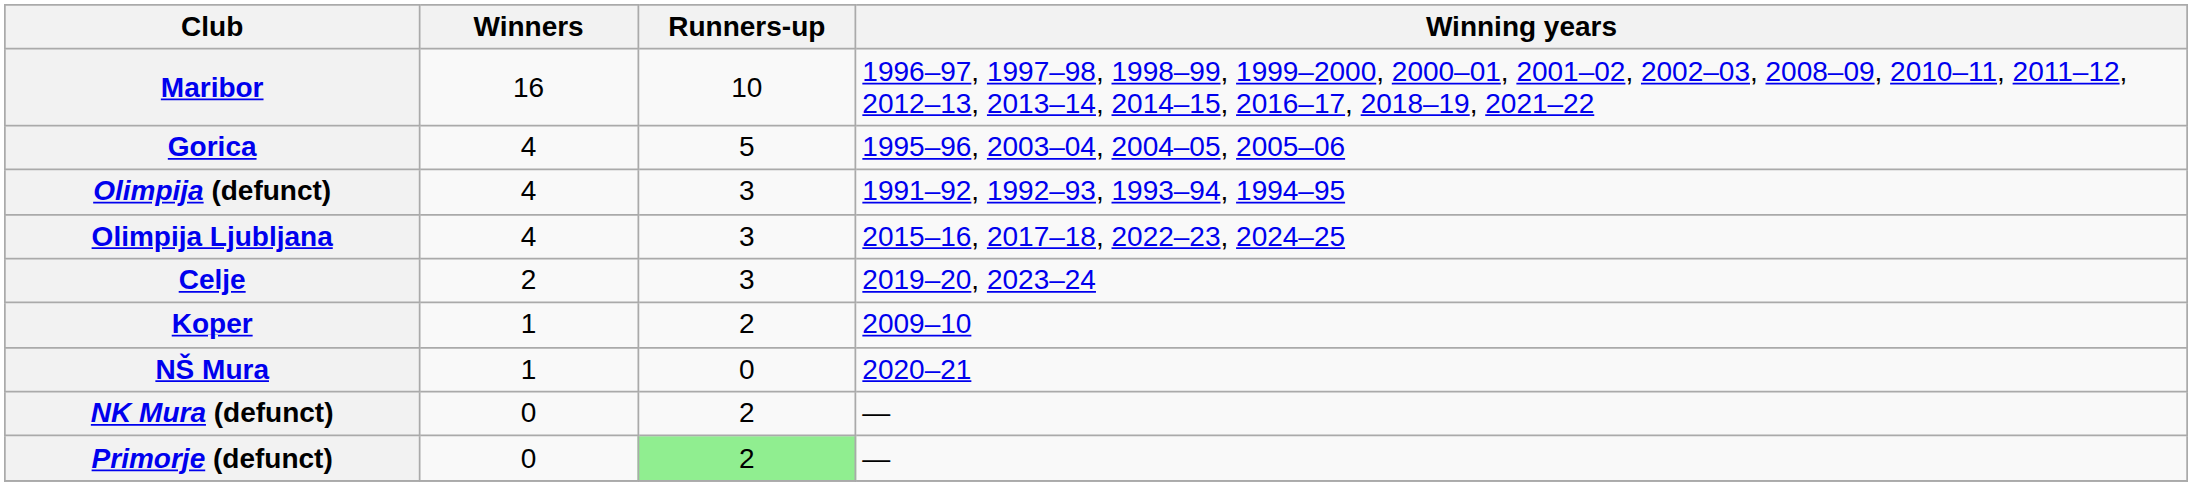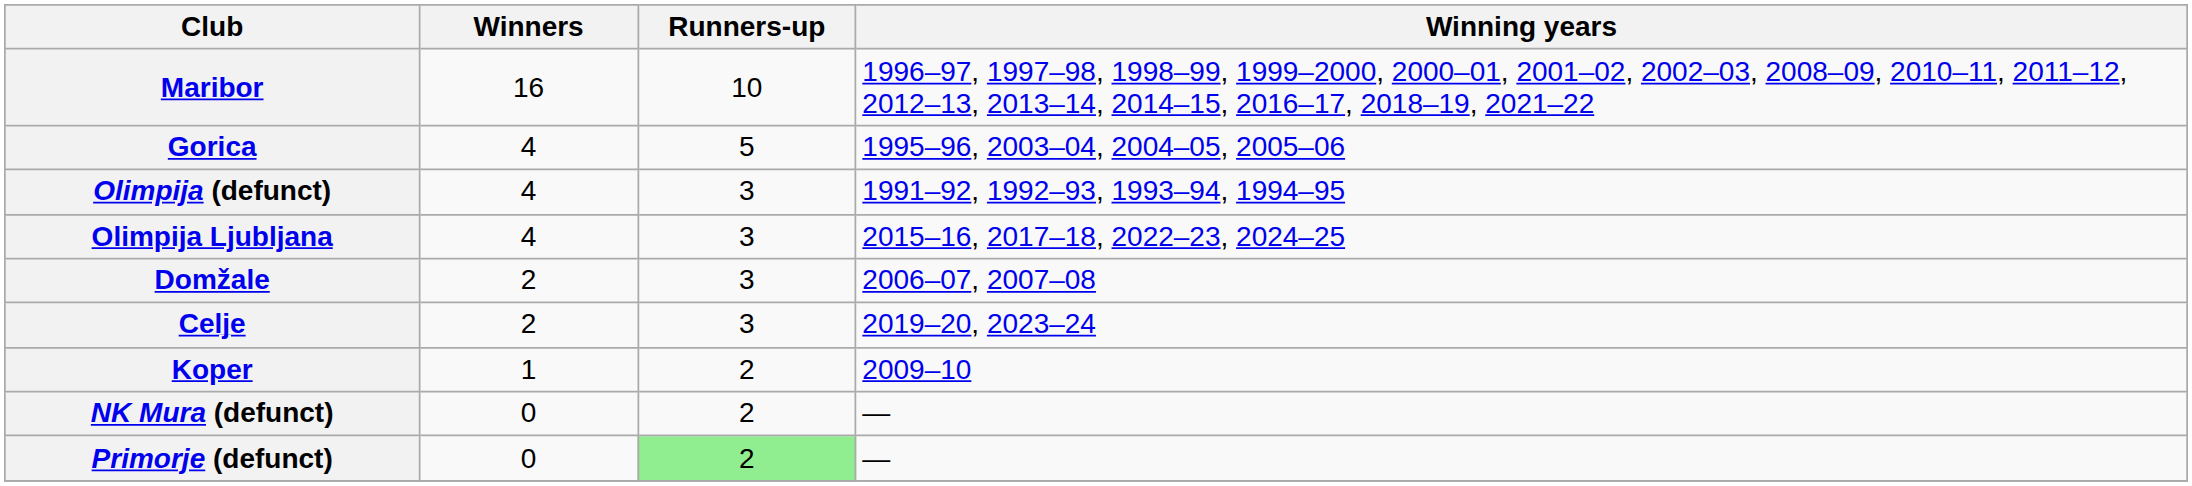+ row: (212, 280)
- row: (212, 369)
